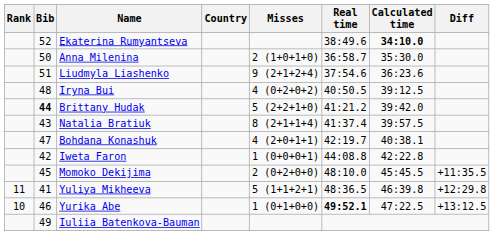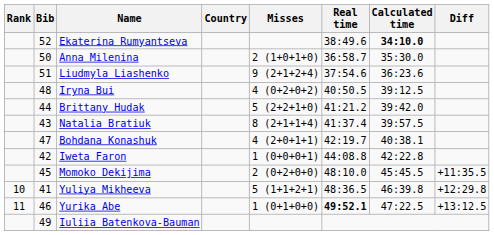(45, 107) bold -> (45, 107) normal
(19, 190) 11 -> (19, 190) 10
(19, 206) 10 -> (19, 206) 11
